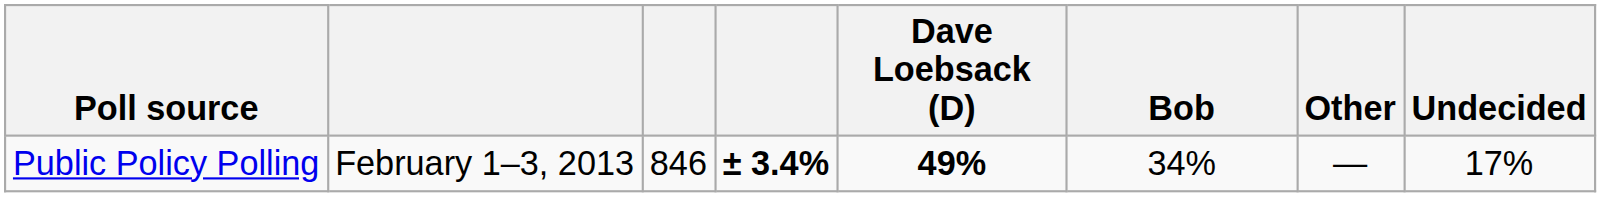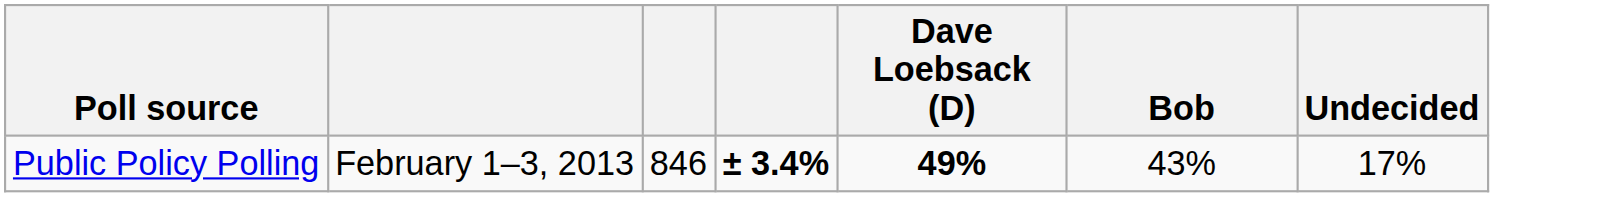- column: (1350, 108)
(1182, 162) 34% -> (1182, 162) 43%
